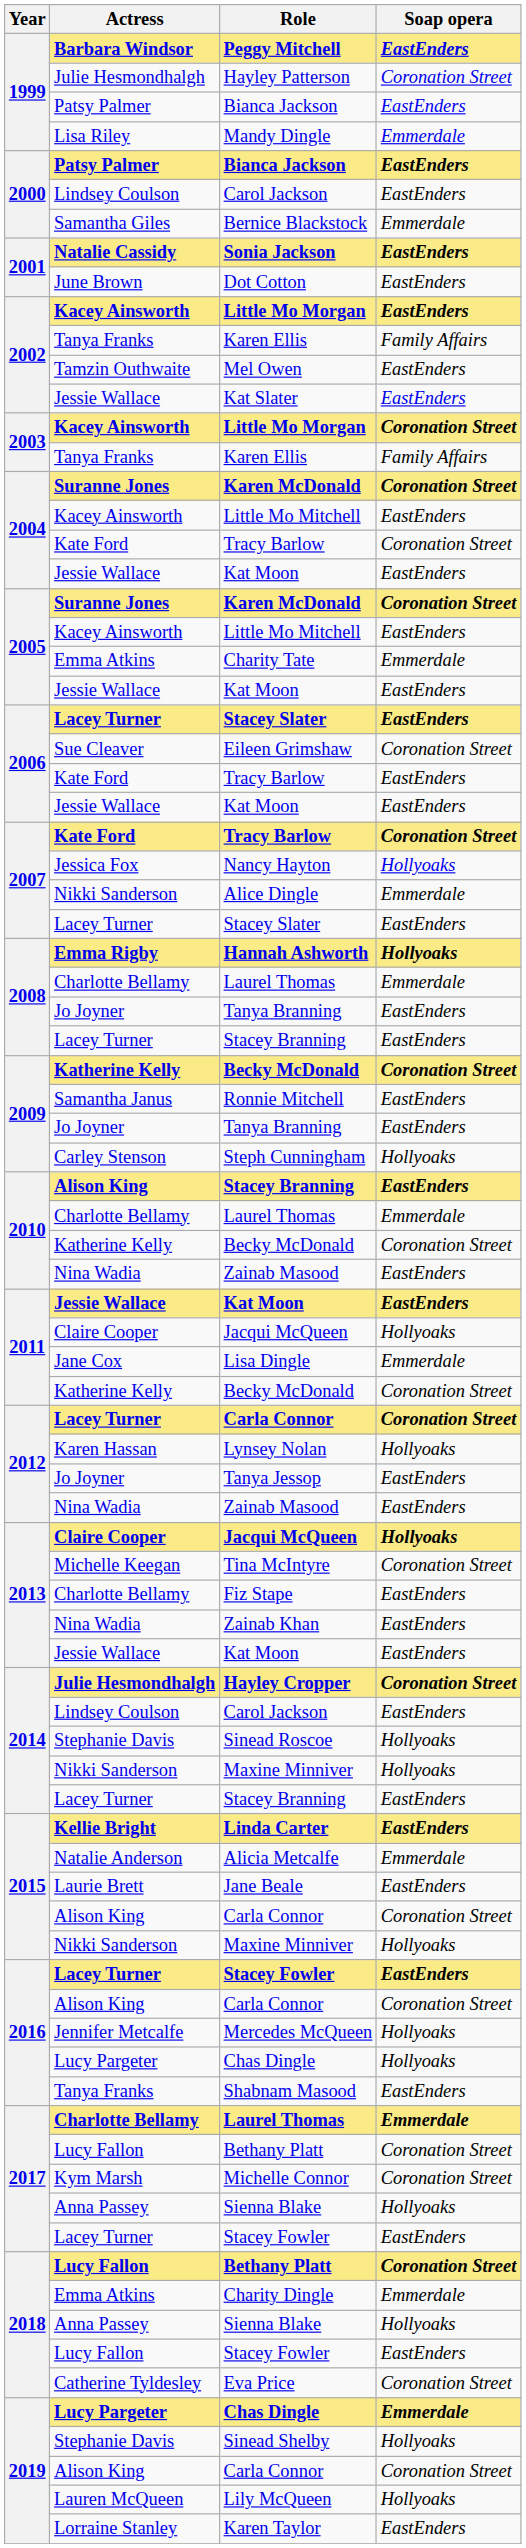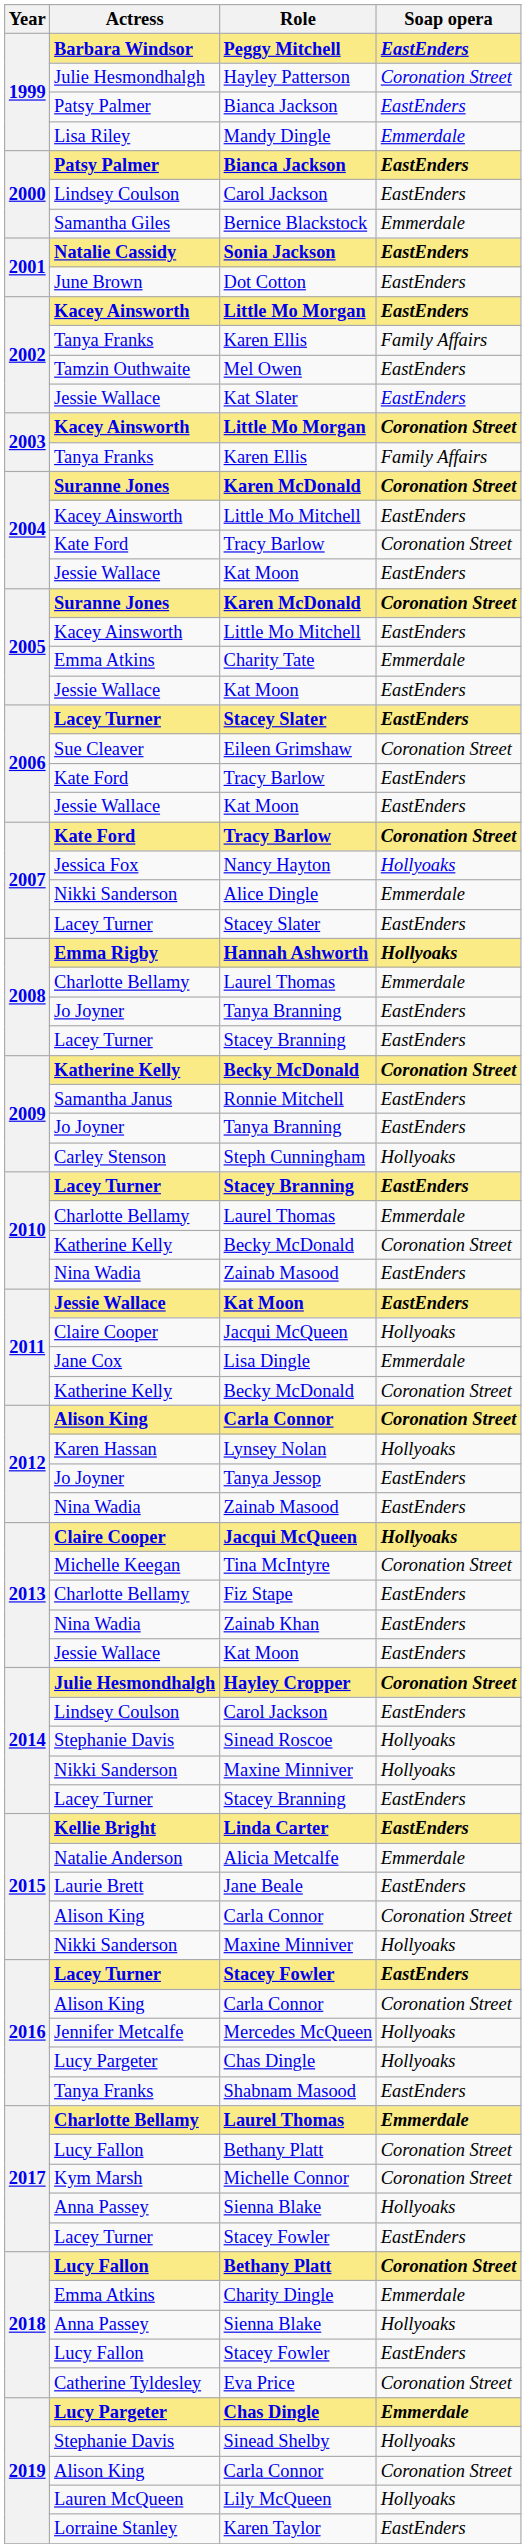(101, 1186) Alison King -> (108, 1186) Lacey Turner
(108, 1419) Lacey Turner -> (101, 1419) Alison King
